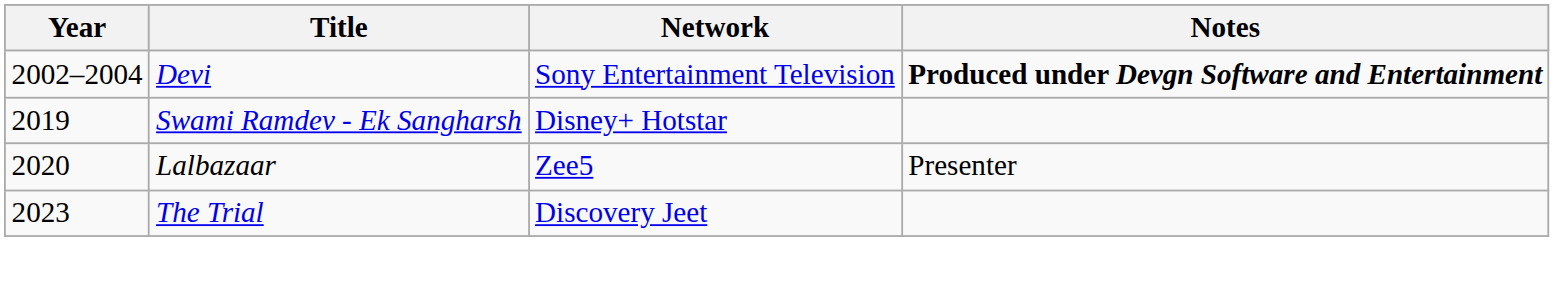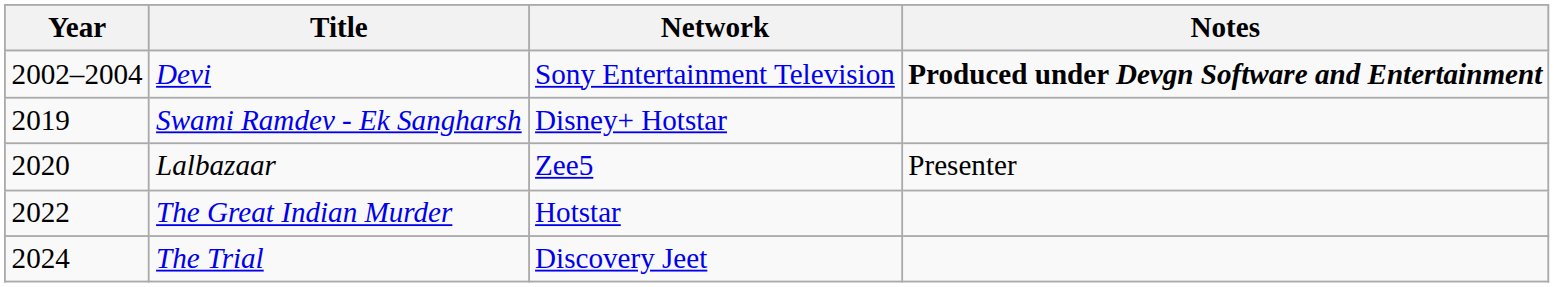+ row: (304, 212)
(41, 212) 2023 -> (41, 258) 2024
